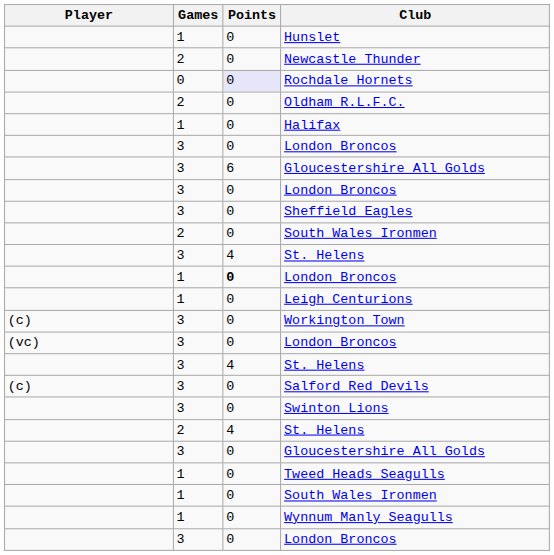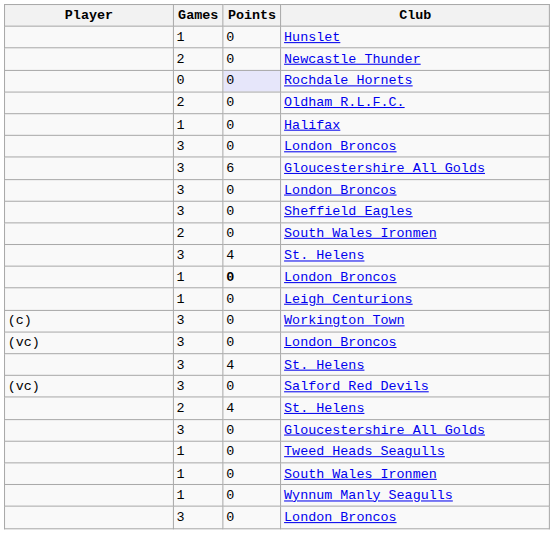(20, 386) (c) -> (24, 386) (vc)
- row: (181, 408)
